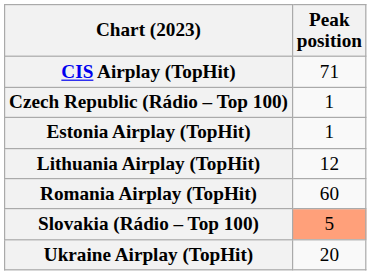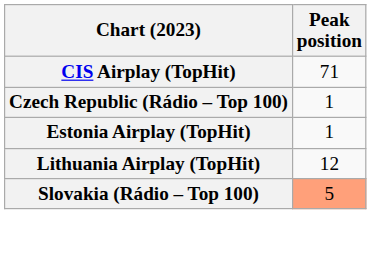- row: (148, 193)
- row: (148, 254)
